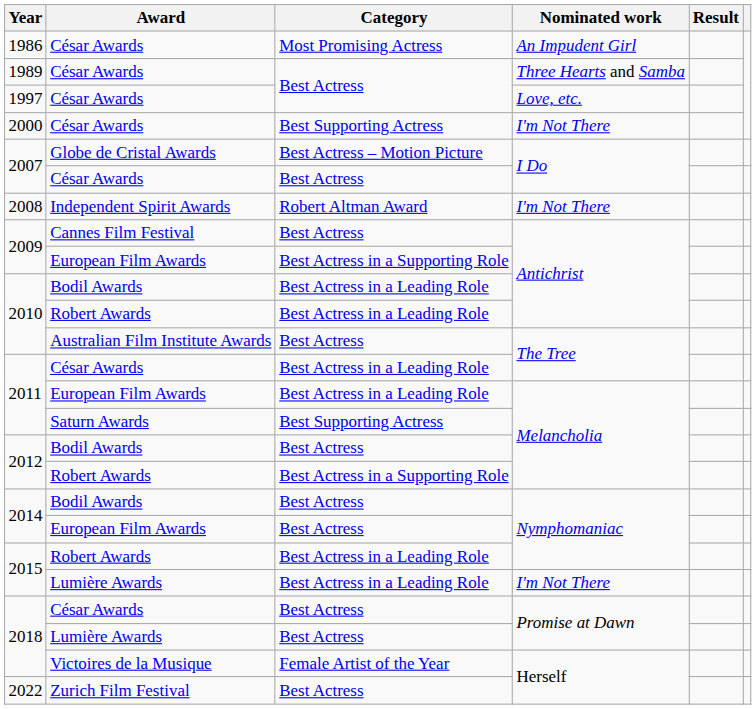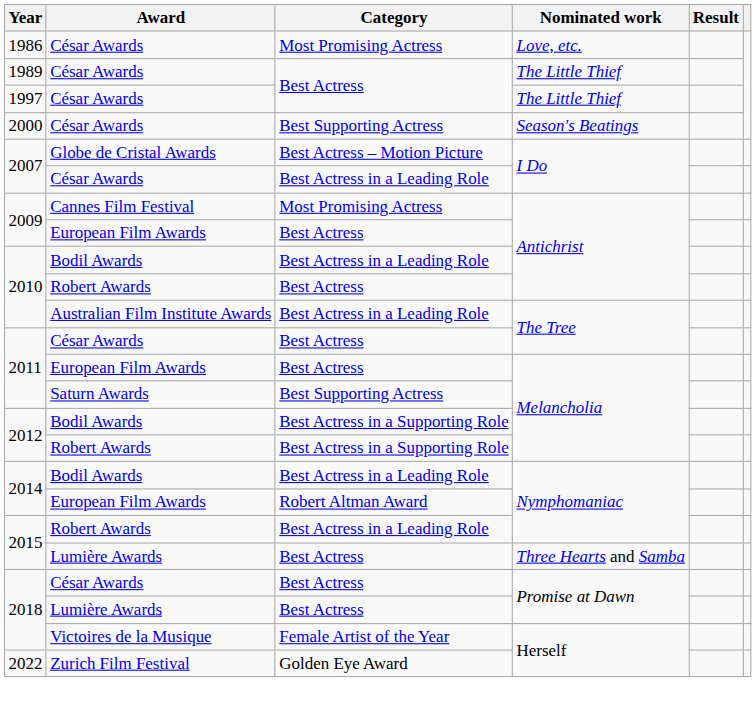(576, 44) An Impudent Girl -> (549, 44) Love, etc.
(601, 71) Three Hearts and Samba -> (569, 71) The Little Thief
(549, 98) Love, etc. -> (569, 98) The Little Thief
(563, 125) I'm Not There -> (577, 125) Season's Beatings
(321, 179) Best Actress -> (384, 179) Best Actress in a Leading Role
- row: (25, 206)
(321, 233) Best Actress -> (361, 206) Most Promising Actress
(394, 260) Best Actress in a Supporting Role -> (321, 233) Best Actress
(384, 313) Best Actress in a Leading Role -> (321, 286) Best Actress
(321, 340) Best Actress -> (384, 313) Best Actress in a Leading Role
(384, 367) Best Actress in a Leading Role -> (321, 340) Best Actress
(384, 394) Best Actress in a Leading Role -> (321, 367) Best Actress
(321, 448) Best Actress -> (394, 421) Best Actress in a Supporting Role
(321, 502) Best Actress -> (384, 475) Best Actress in a Leading Role
(321, 529) Best Actress -> (353, 502) Robert Altman Award
(384, 582) Best Actress in a Leading Role -> (321, 555) Best Actress
(563, 582) I'm Not There -> (601, 555) Three Hearts and Samba
(321, 690) Best Actress -> (343, 663) Golden Eye Award
